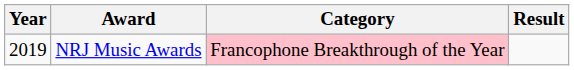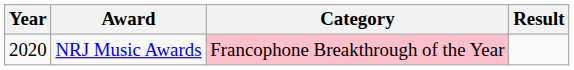(28, 49) 2019 -> (28, 49) 2020
